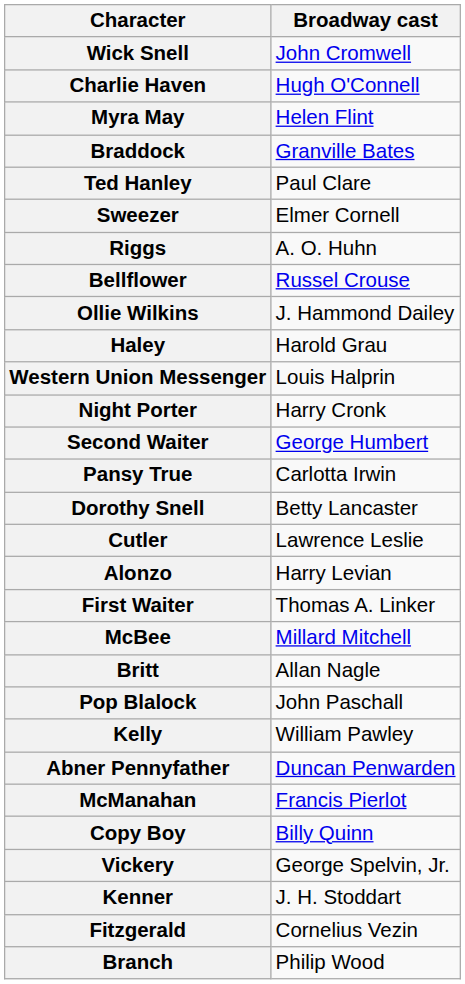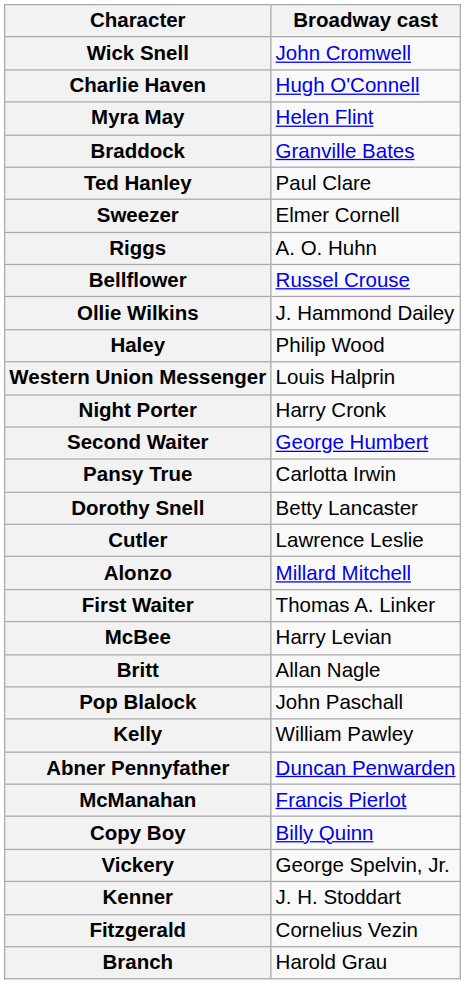(331, 345) Harold Grau -> (330, 345) Philip Wood
(334, 572) Harry Levian -> (343, 572) Millard Mitchell
(343, 637) Millard Mitchell -> (334, 637) Harry Levian
(330, 962) Philip Wood -> (331, 962) Harold Grau
